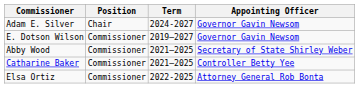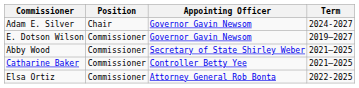columns swapped: (172, 11) <-> (275, 11)
